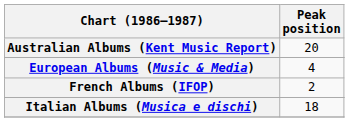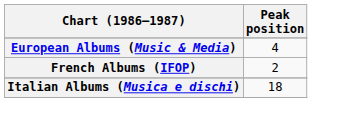- row: (142, 48)
